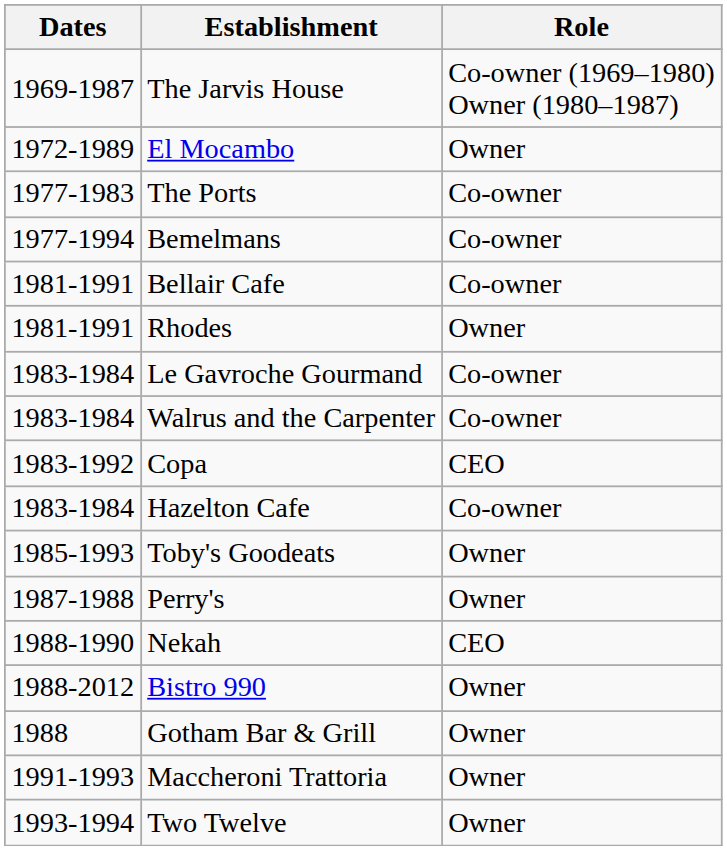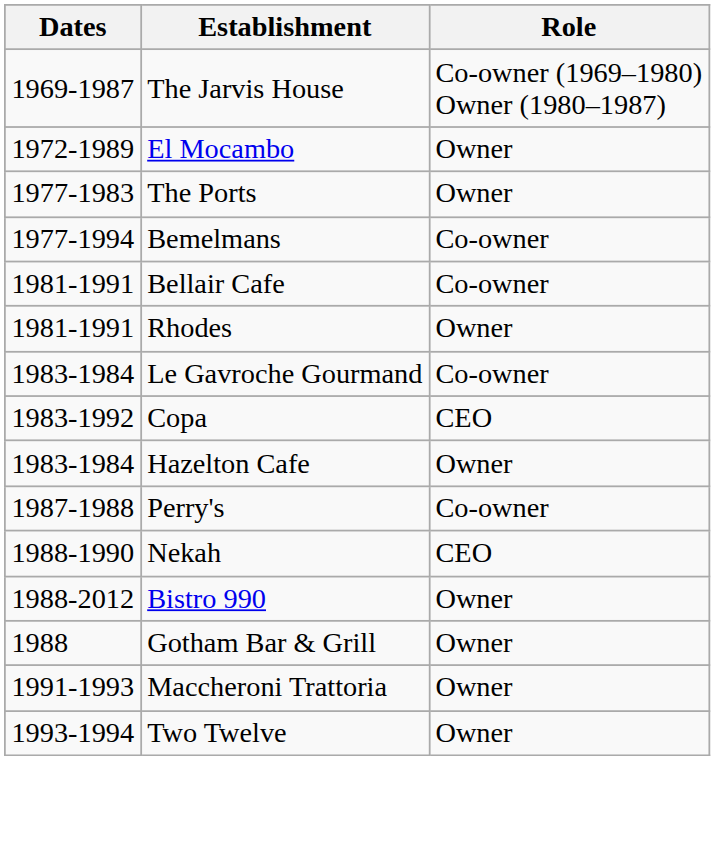(505, 193) Co-owner -> (474, 193) Owner
- row: (291, 418)
(505, 507) Co-owner -> (474, 463) Owner
- row: (241, 552)
(487, 597) Owner -> (492, 507) Co-owner
